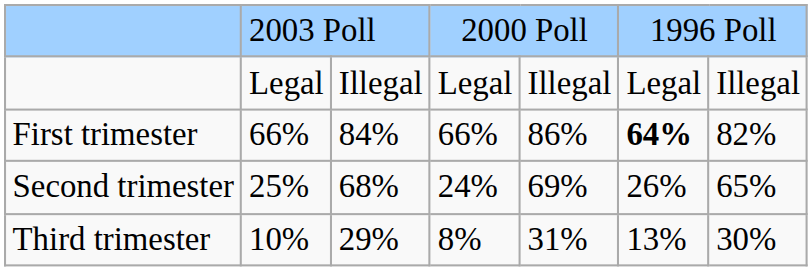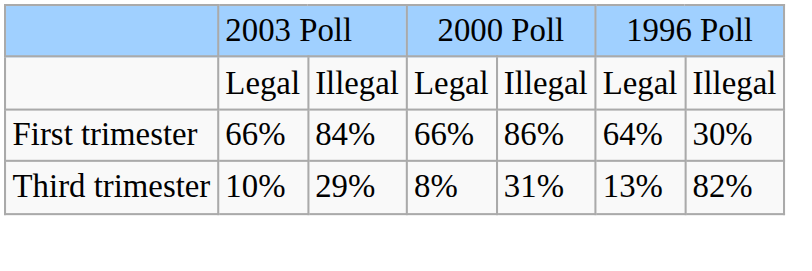(659, 134) bold -> (633, 134) normal
(746, 134) 82% -> (723, 134) 30%
- row: (123, 186)
(746, 238) 30% -> (723, 186) 82%
